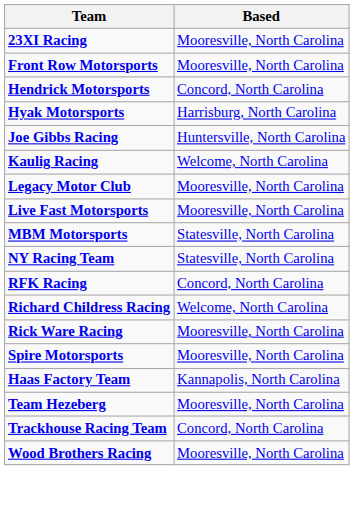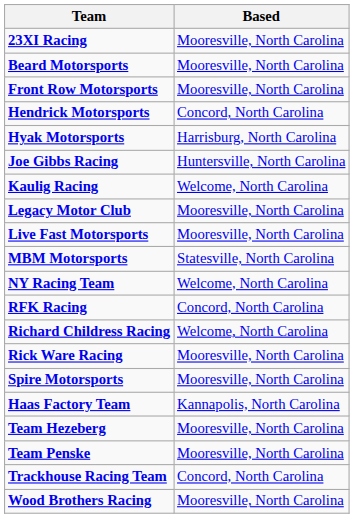+ row: (68, 64)
(256, 258) Statesville, North Carolina -> (252, 282) Welcome, North Carolina
+ row: (49, 452)
